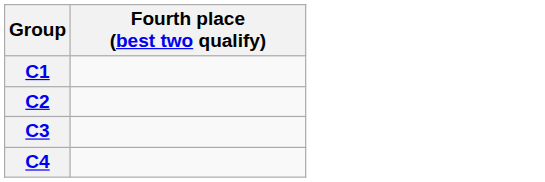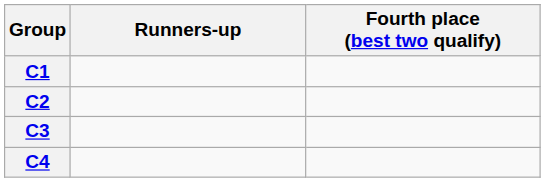+ column: (188, 30)
